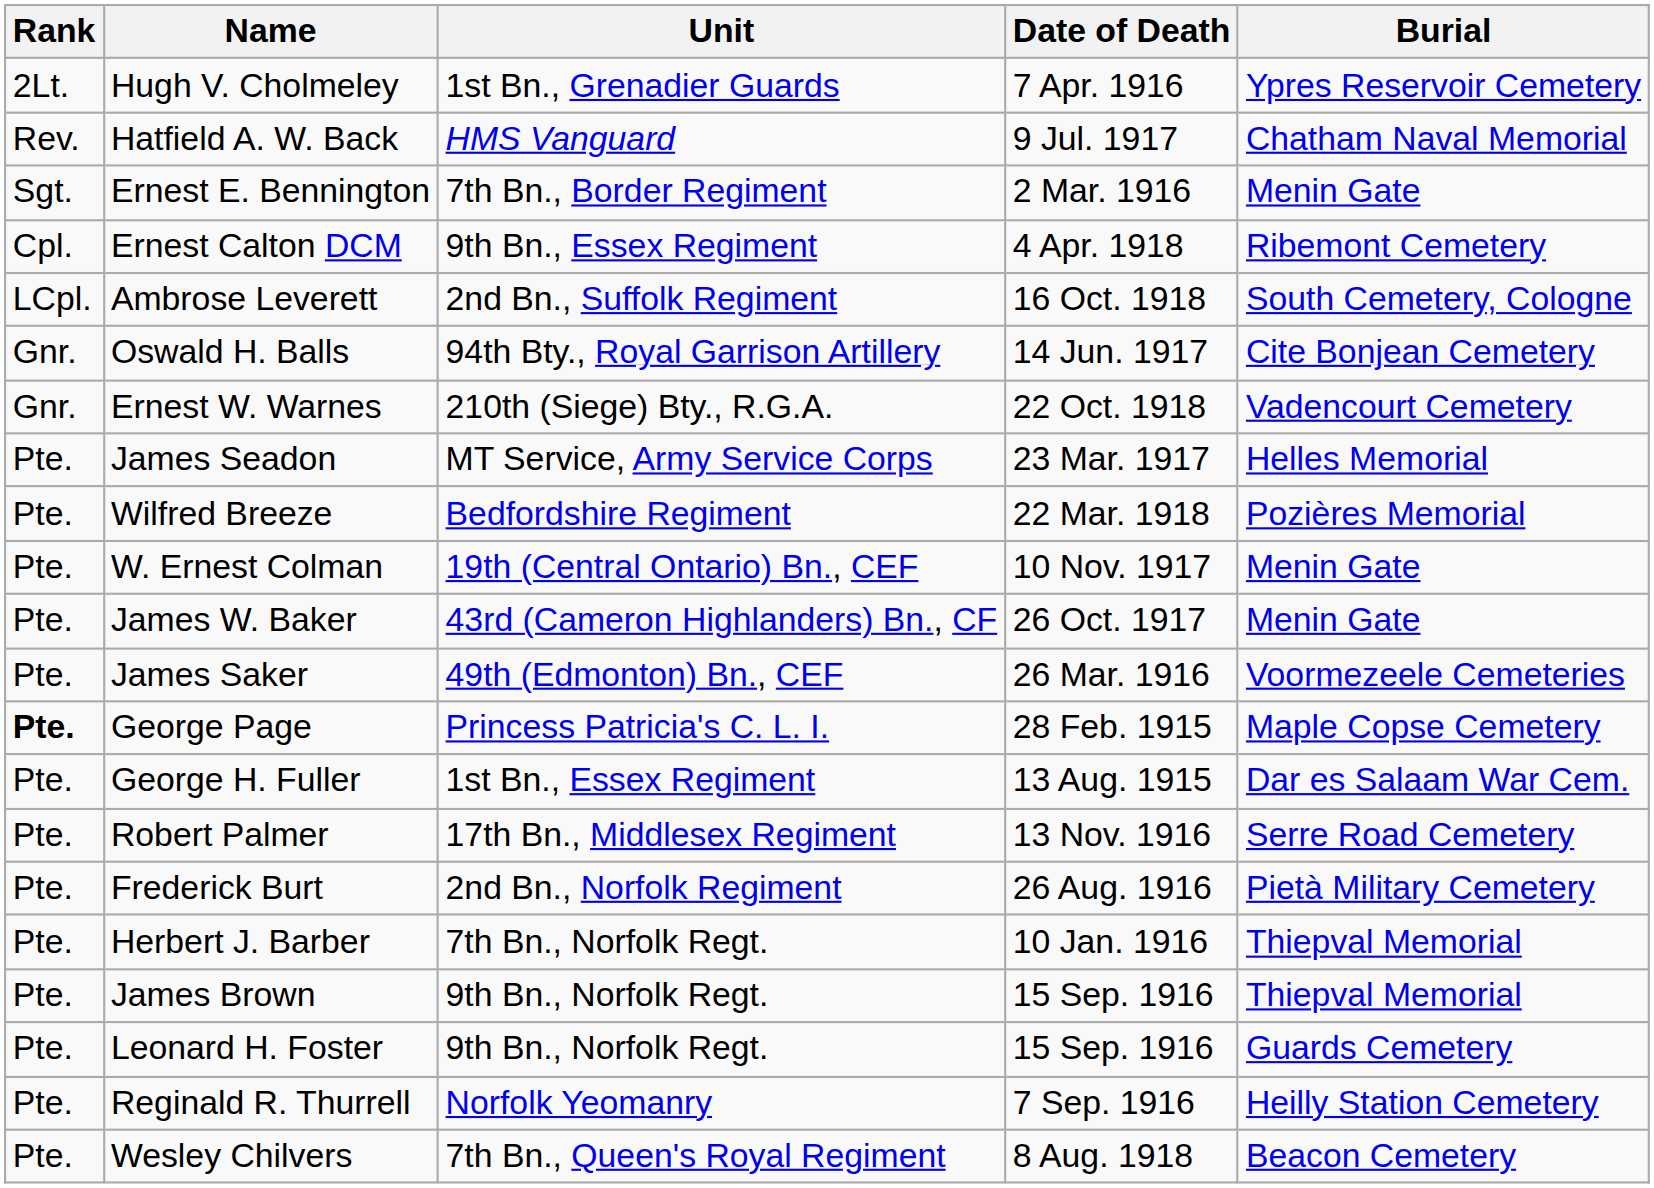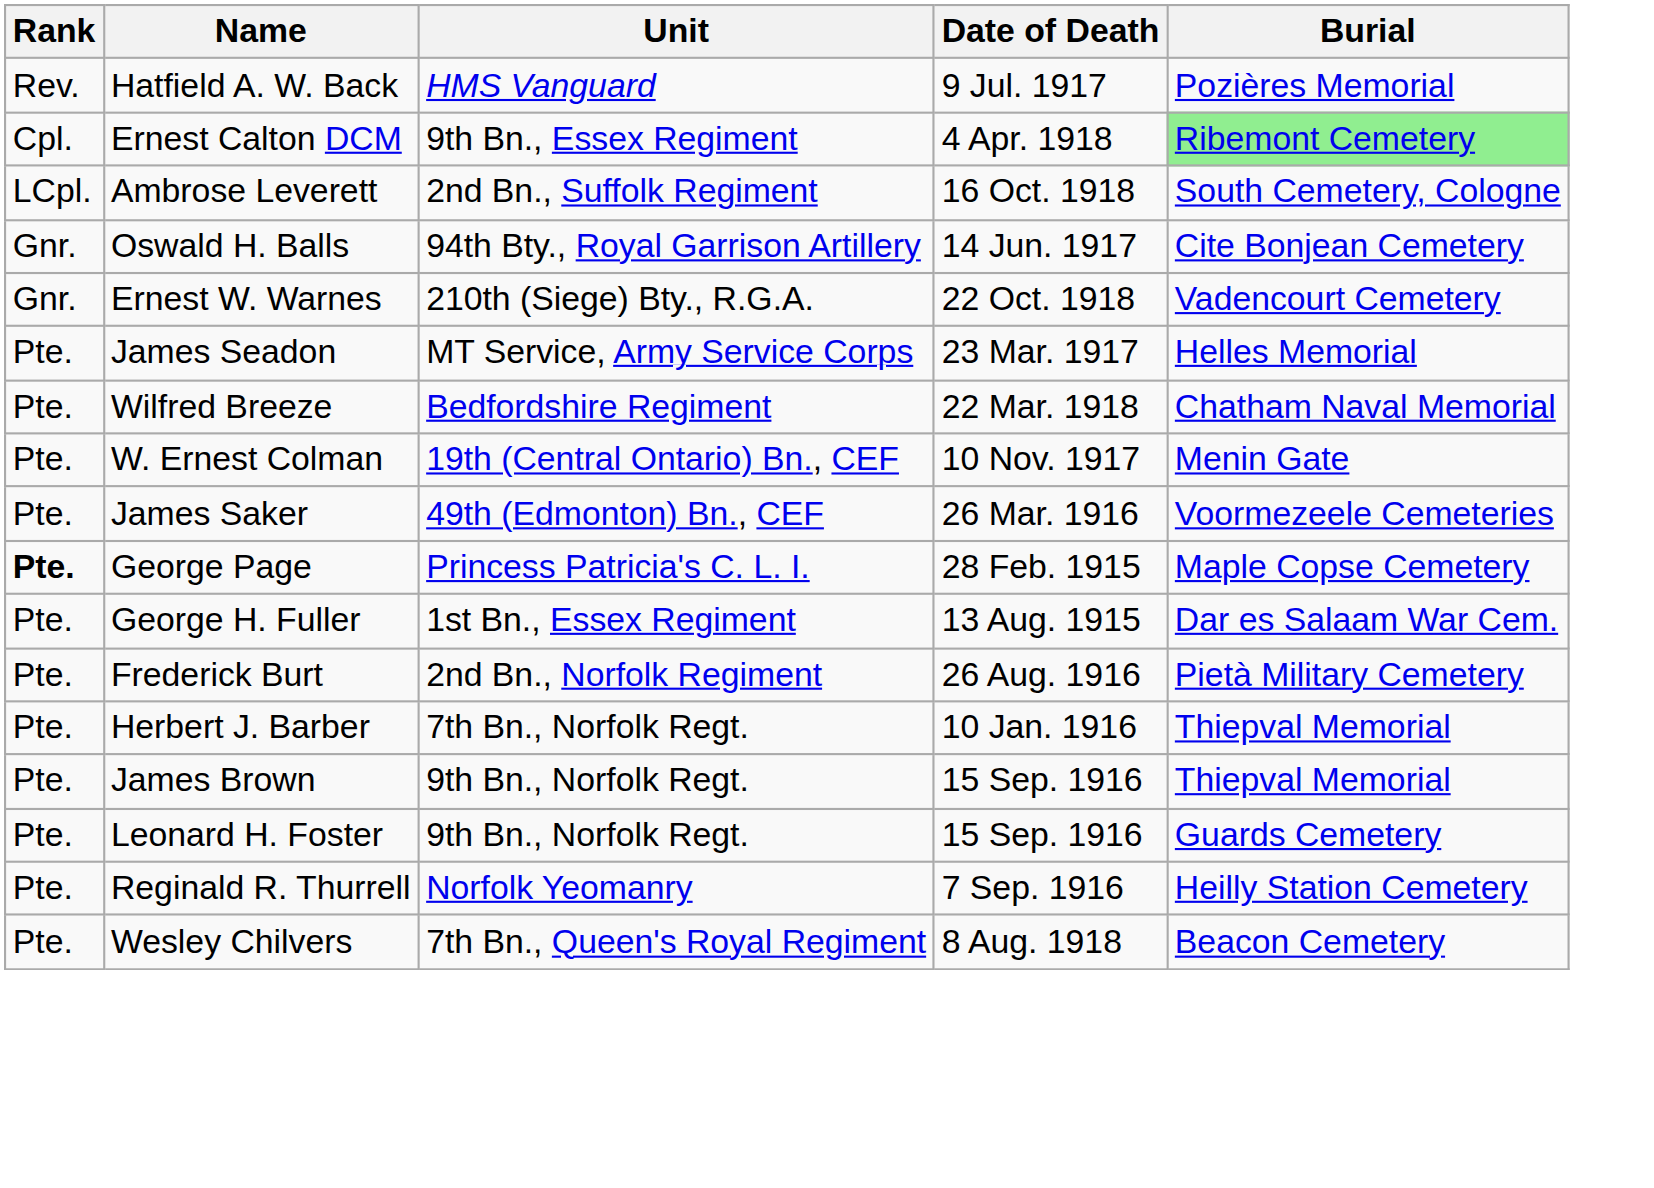- row: (255, 84)
(1436, 138) Chatham Naval Memorial -> (1315, 84) Pozières Memorial
- row: (270, 191)
(1396, 245) no background -> (1325, 138) lightgreen background
(1386, 513) Pozières Memorial -> (1365, 406) Chatham Naval Memorial
- row: (234, 620)
- row: (220, 834)
